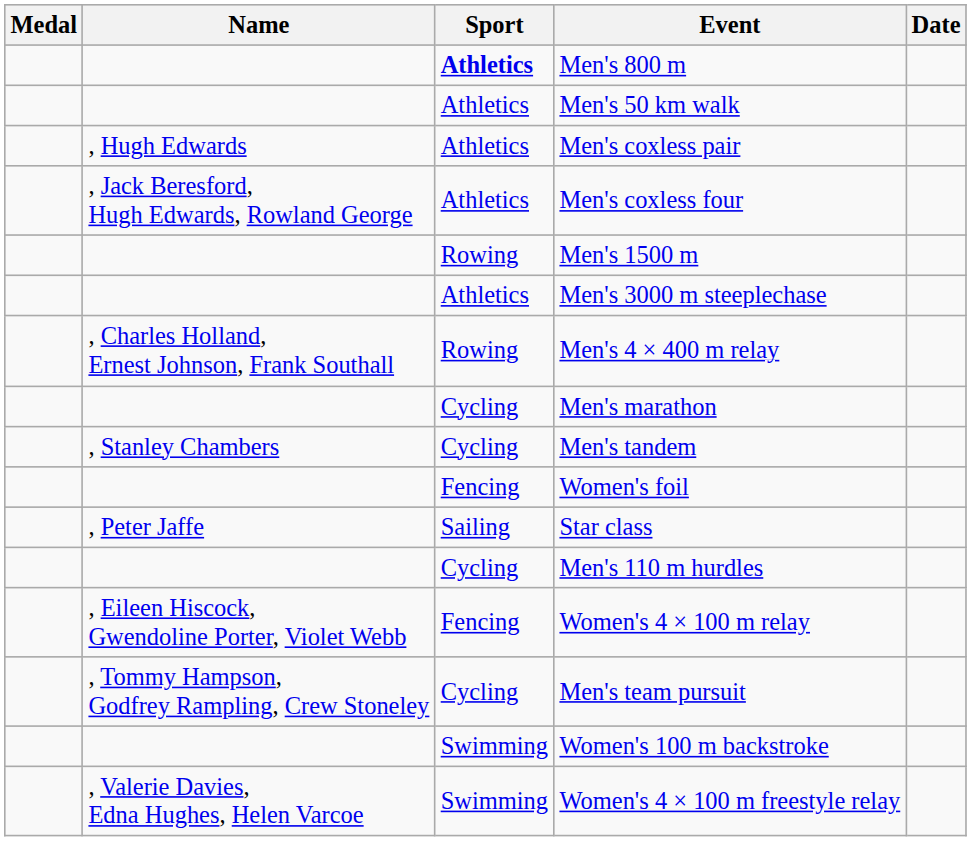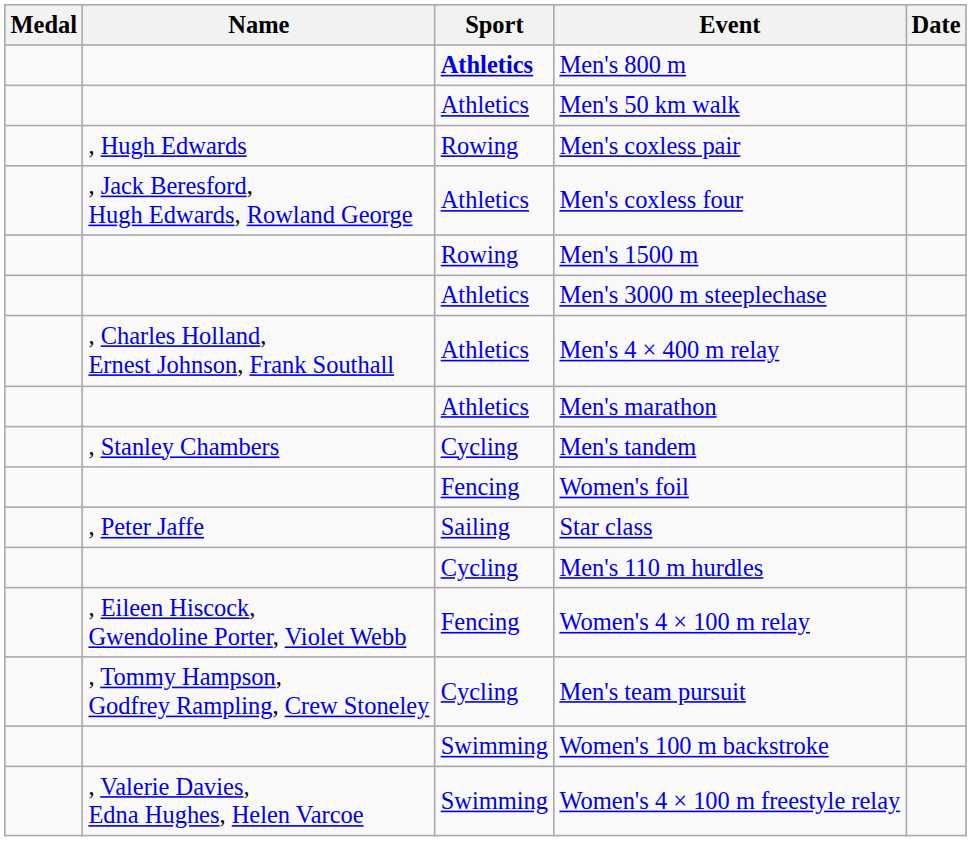(485, 145) Athletics -> (479, 145) Rowing
(479, 350) Rowing -> (485, 350) Athletics
(479, 405) Cycling -> (485, 405) Athletics
